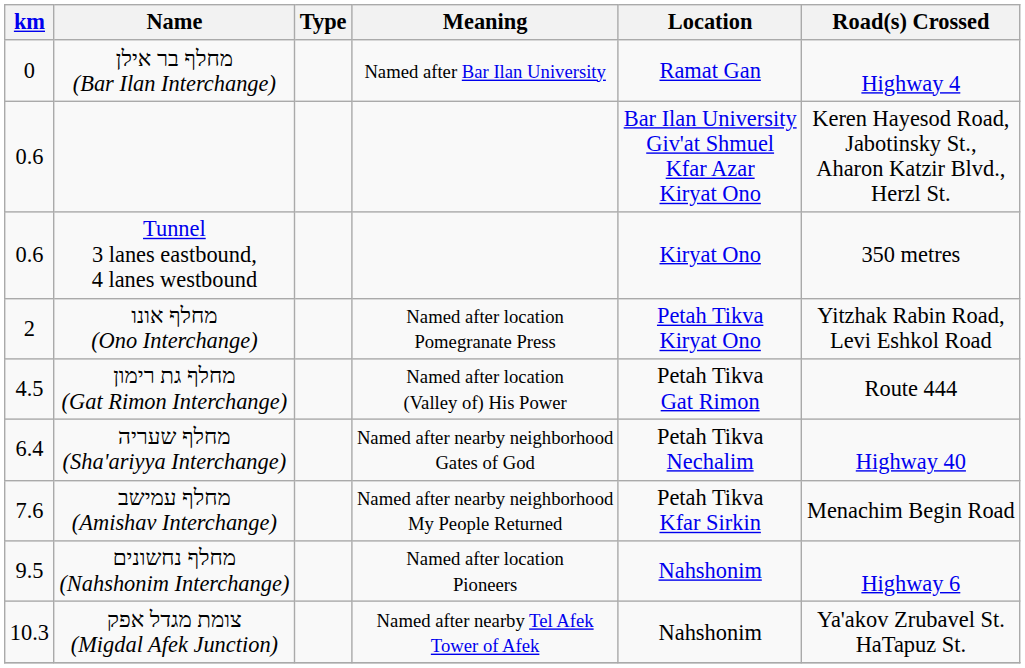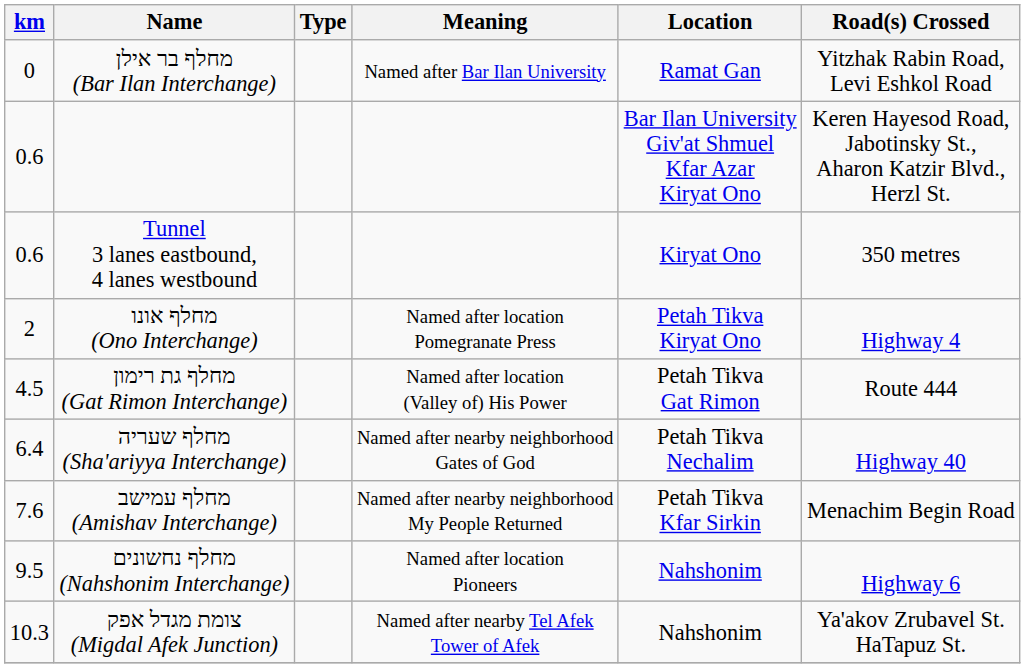(911, 82) Highway 4 -> (911, 70) Yitzhak Rabin Road, Levi Eshkol Road
(911, 328) Yitzhak Rabin Road, Levi Eshkol Road -> (911, 340) Highway 4
